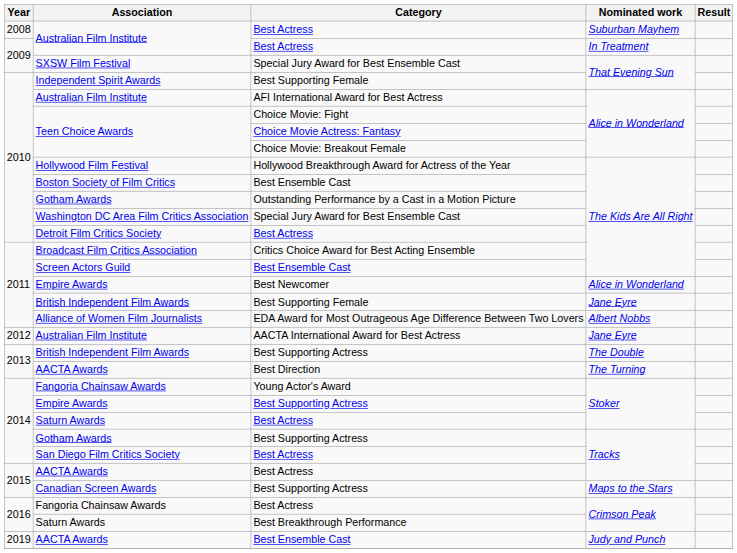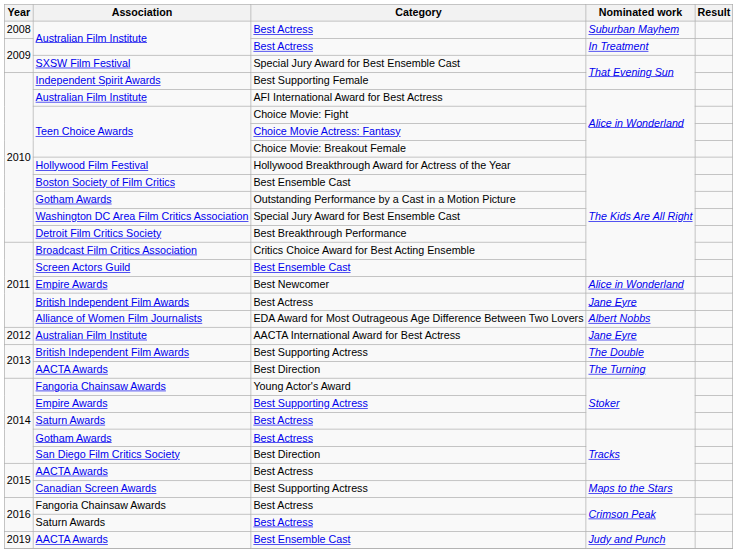(283, 234) Best Actress -> (330, 234) Best Breakthrough Performance
(311, 302) Best Supporting Female -> (283, 302) Best Actress
(311, 438) Best Supporting Actress -> (283, 438) Best Actress
(283, 455) Best Actress -> (287, 455) Best Direction
(330, 523) Best Breakthrough Performance -> (283, 523) Best Actress
